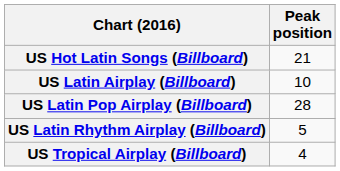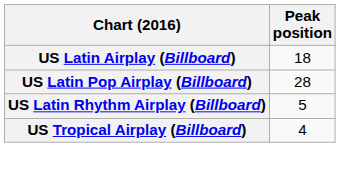- row: (137, 57)
(302, 81) 10 -> (302, 57) 18
